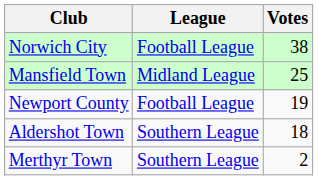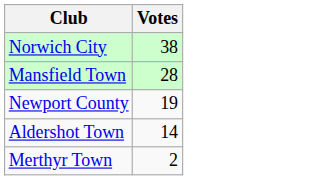- column: (198, 18)
(299, 75) 25 -> (169, 75) 28
(299, 132) 18 -> (169, 132) 14
